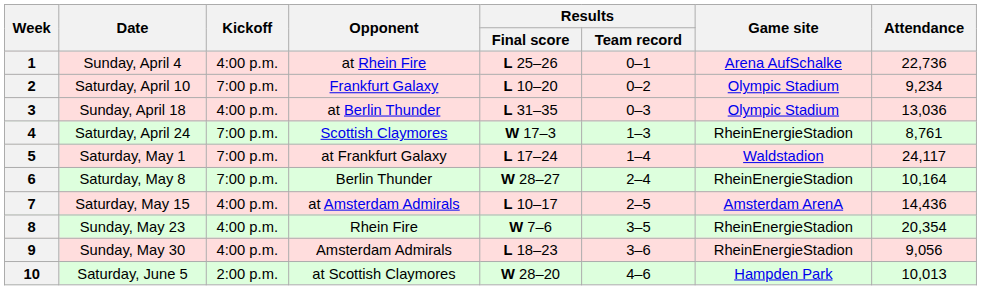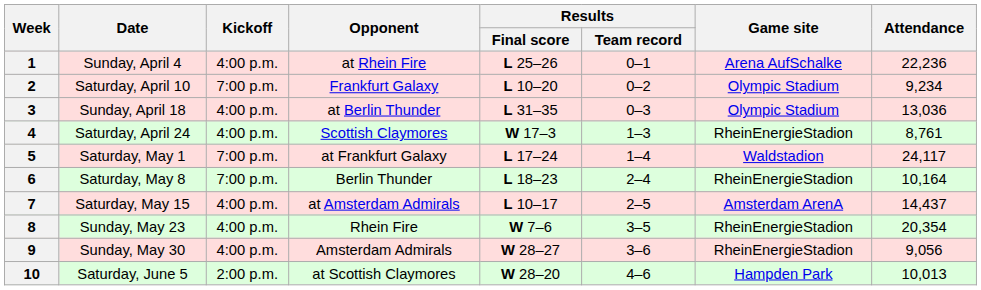(924, 63) 22,736 -> (924, 63) 22,236
(247, 133) 7:00 p.m. -> (247, 133) 4:00 p.m.
(531, 180) W 28–27 -> (531, 180) L 18–23
(924, 203) 14,436 -> (924, 203) 14,437
(531, 250) L 18–23 -> (531, 250) W 28–27
